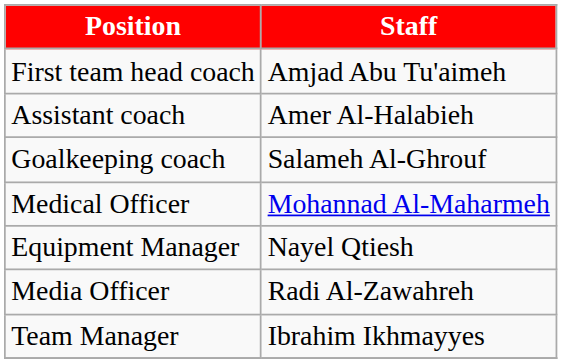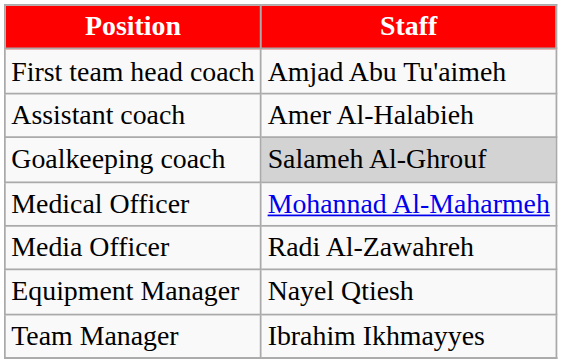(377, 159) no background -> (377, 159) lightgrey background
rows swapped: (125, 247) <-> (90, 291)
